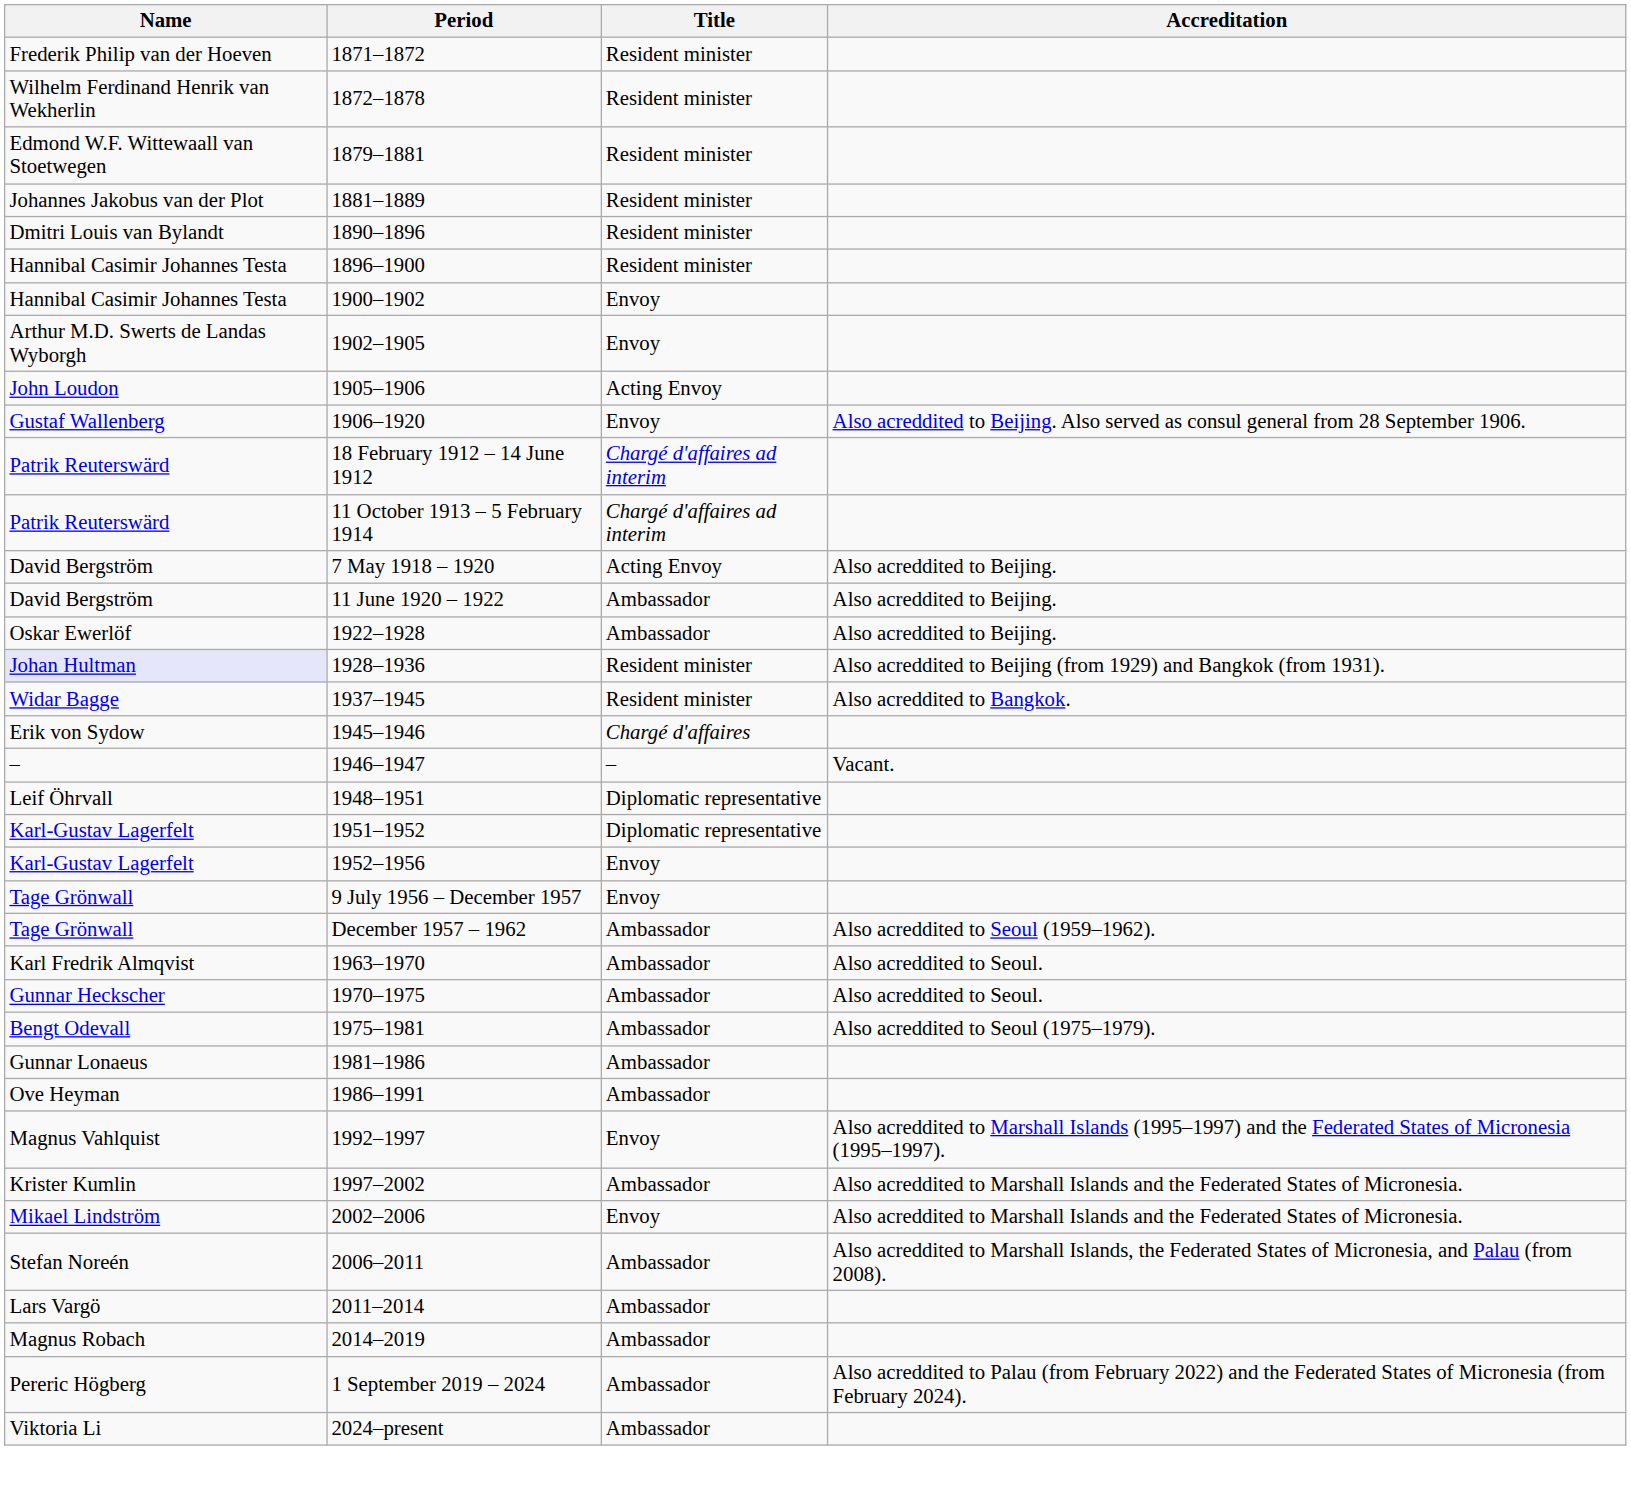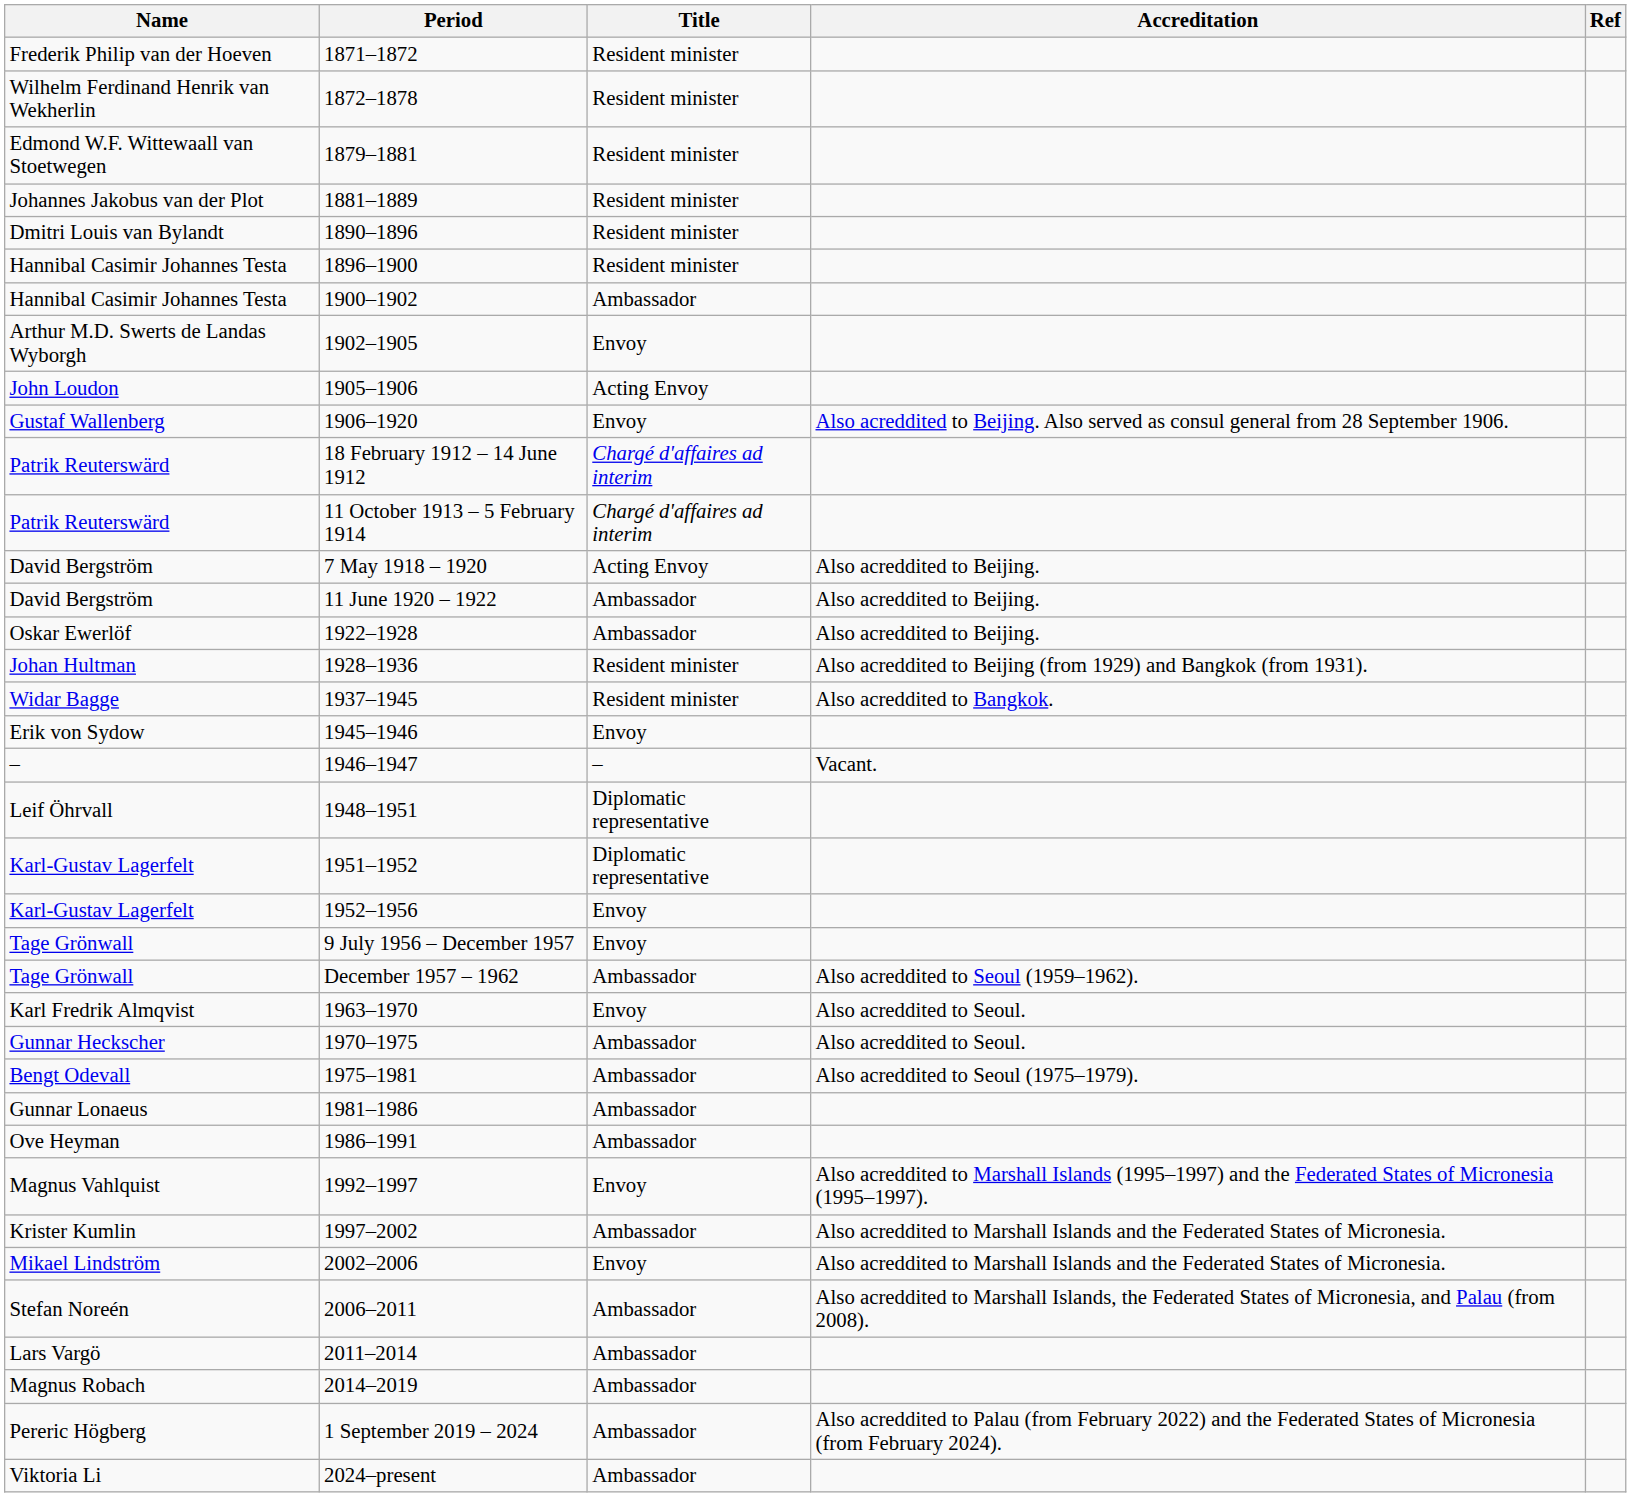+ column: (1605, 20)
(633, 298) Envoy -> (644, 298) Ambassador
(73, 665) lavender background -> (73, 665) no background
(678, 731) Chargé d'affaires -> (619, 731) Envoy
(658, 962) Ambassador -> (619, 1009) Envoy
